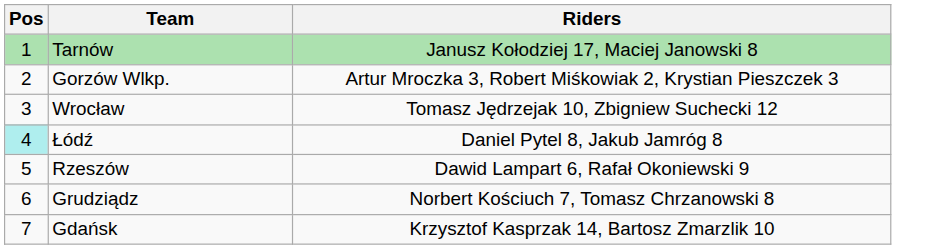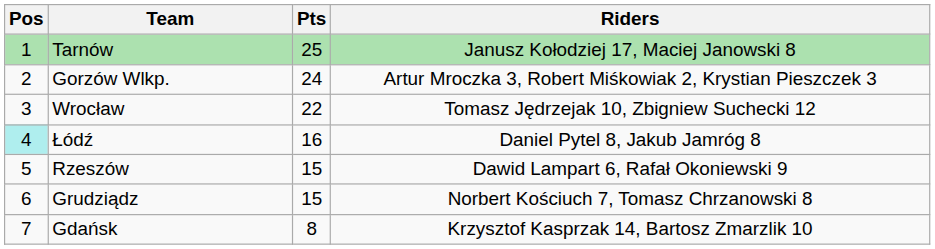+ column: (312, 19)
